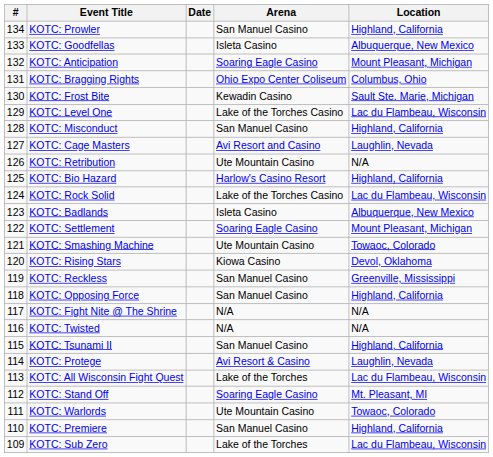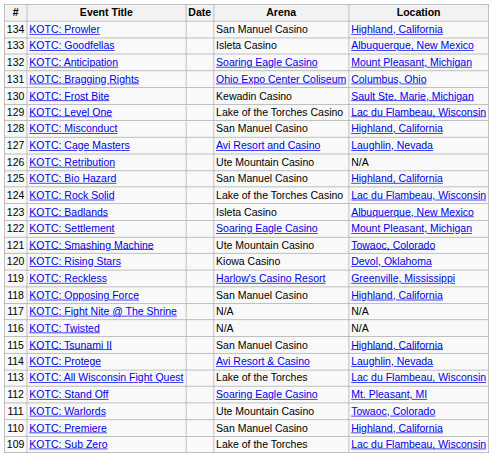(271, 179) Harlow's Casino Resort -> (262, 179) San Manuel Casino
(262, 279) San Manuel Casino -> (271, 279) Harlow's Casino Resort
